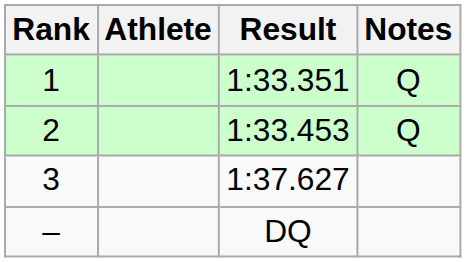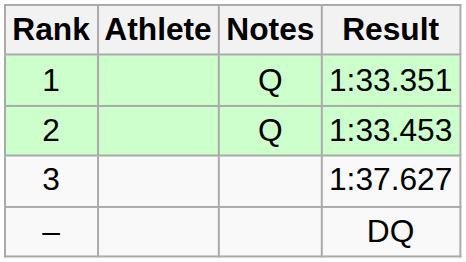columns swapped: (288, 29) <-> (408, 29)
